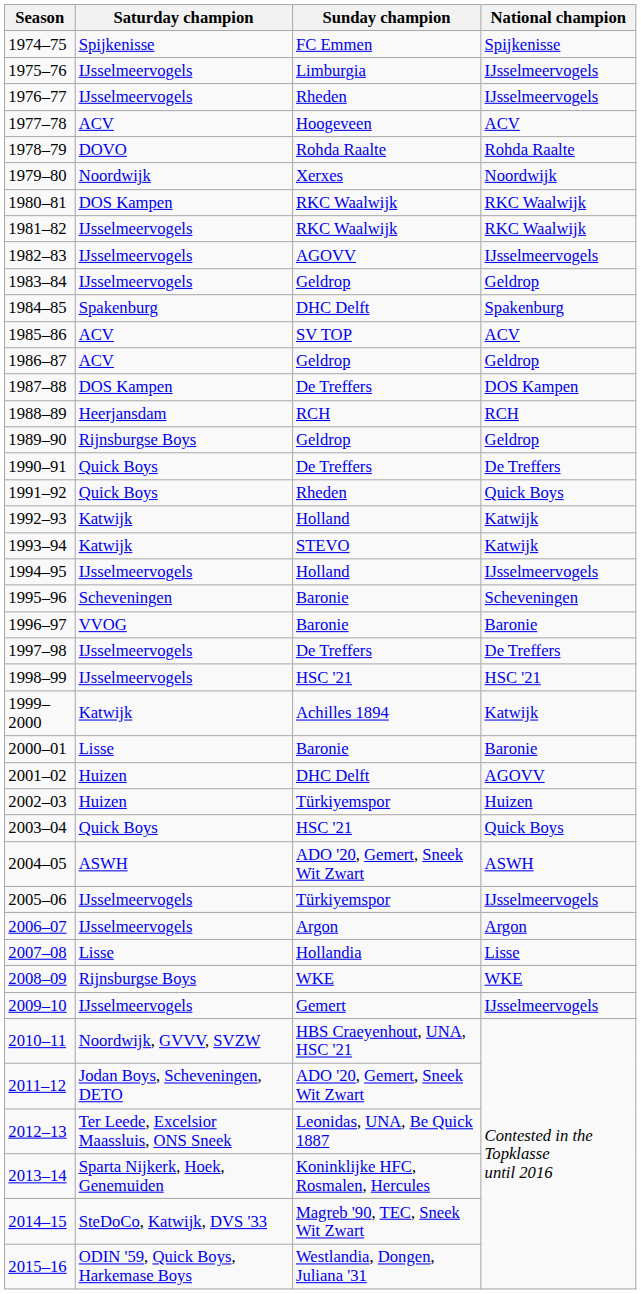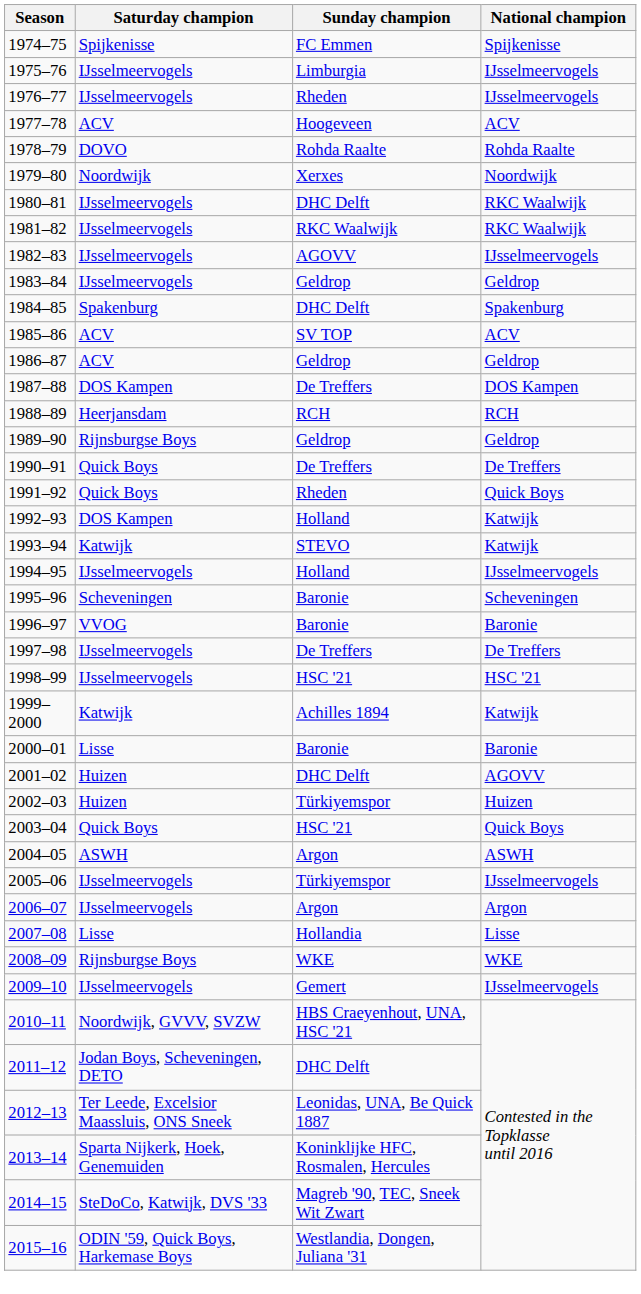(126, 202) DOS Kampen -> (136, 202) IJsselmeervogels
(347, 202) RKC Waalwijk -> (333, 202) DHC Delft
(106, 519) Katwijk -> (126, 519) DOS Kampen
(379, 863) ADO '20, Gemert, Sneek Wit Zwart -> (317, 854) Argon
(379, 1086) ADO '20, Gemert, Sneek Wit Zwart -> (333, 1067) DHC Delft
